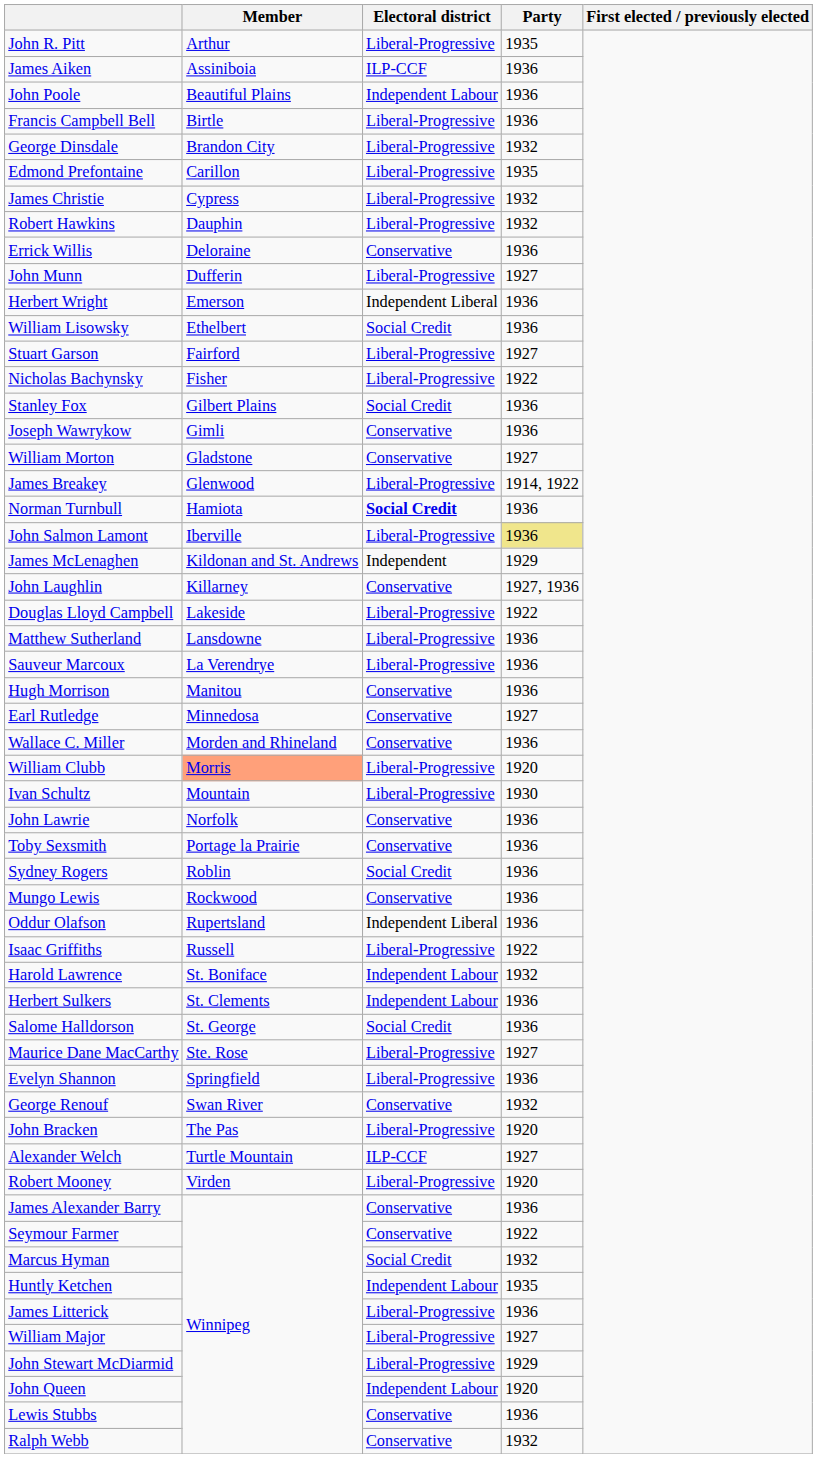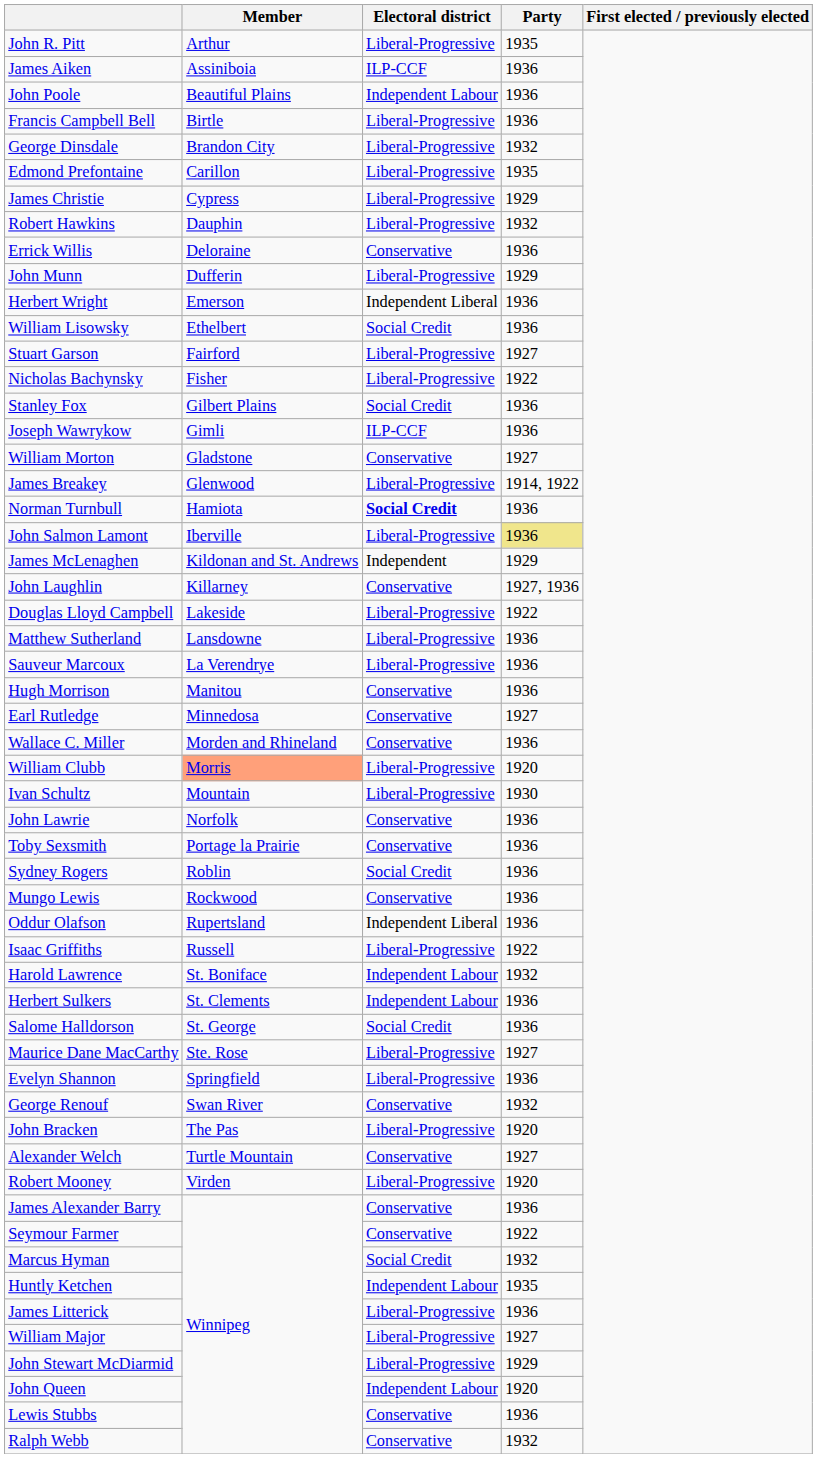(522, 198) 1932 -> (522, 198) 1929
(522, 276) 1927 -> (522, 276) 1929
(409, 431) Conservative -> (396, 431) ILP-CCF
(396, 1156) ILP-CCF -> (409, 1156) Conservative
